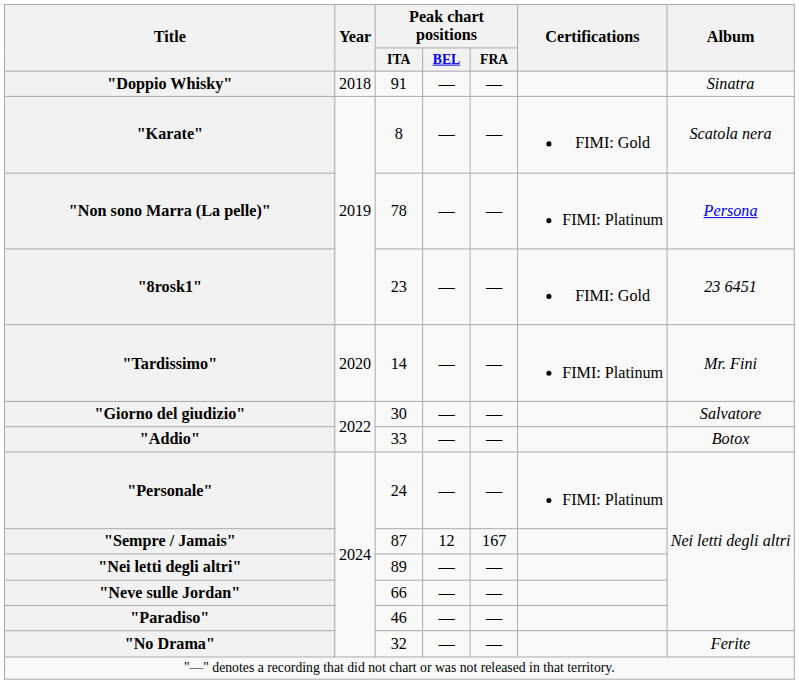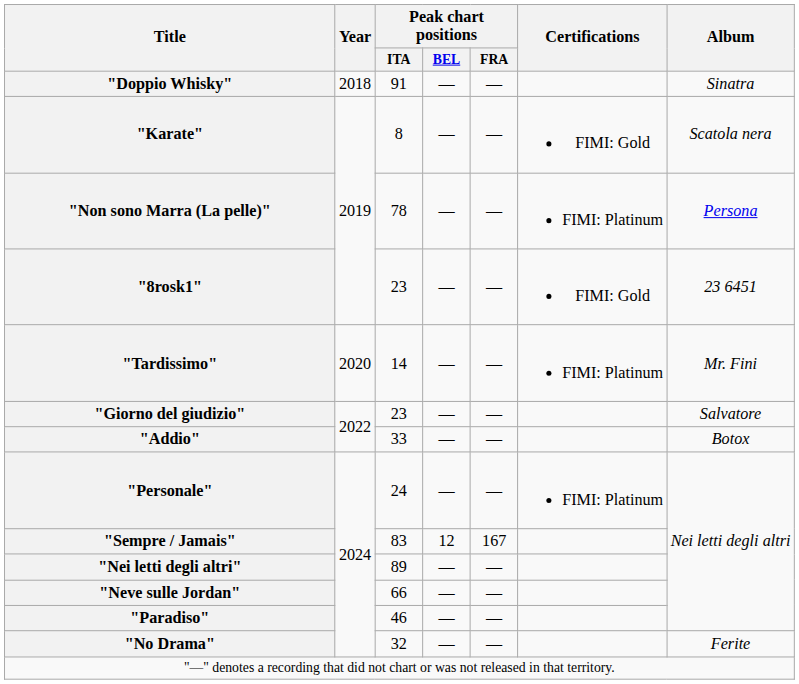(399, 413) 30 -> (399, 413) 23
(399, 541) 87 -> (399, 541) 83
